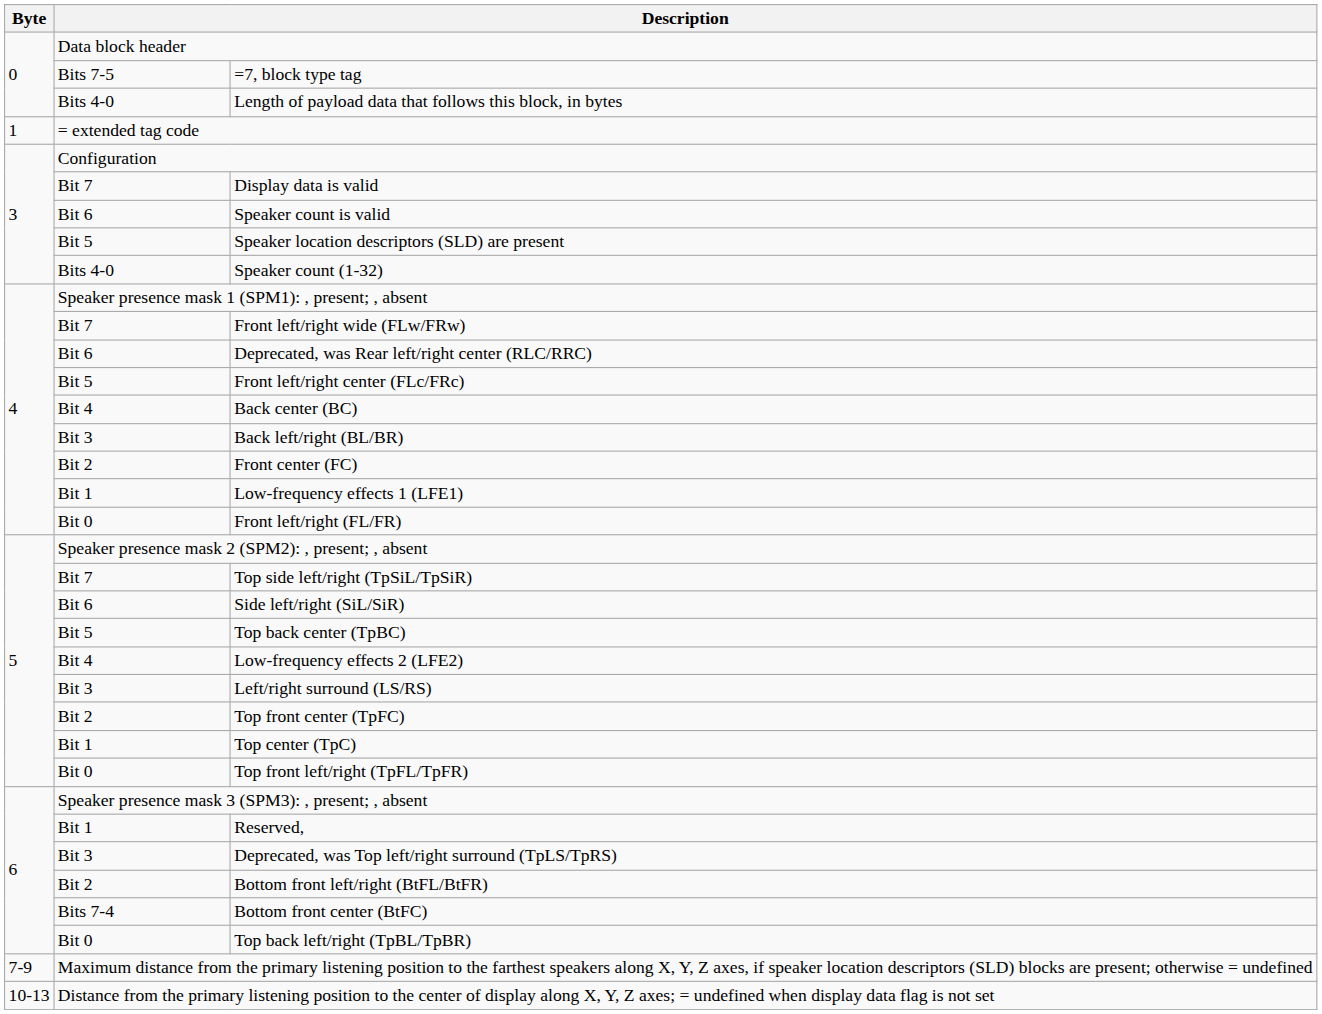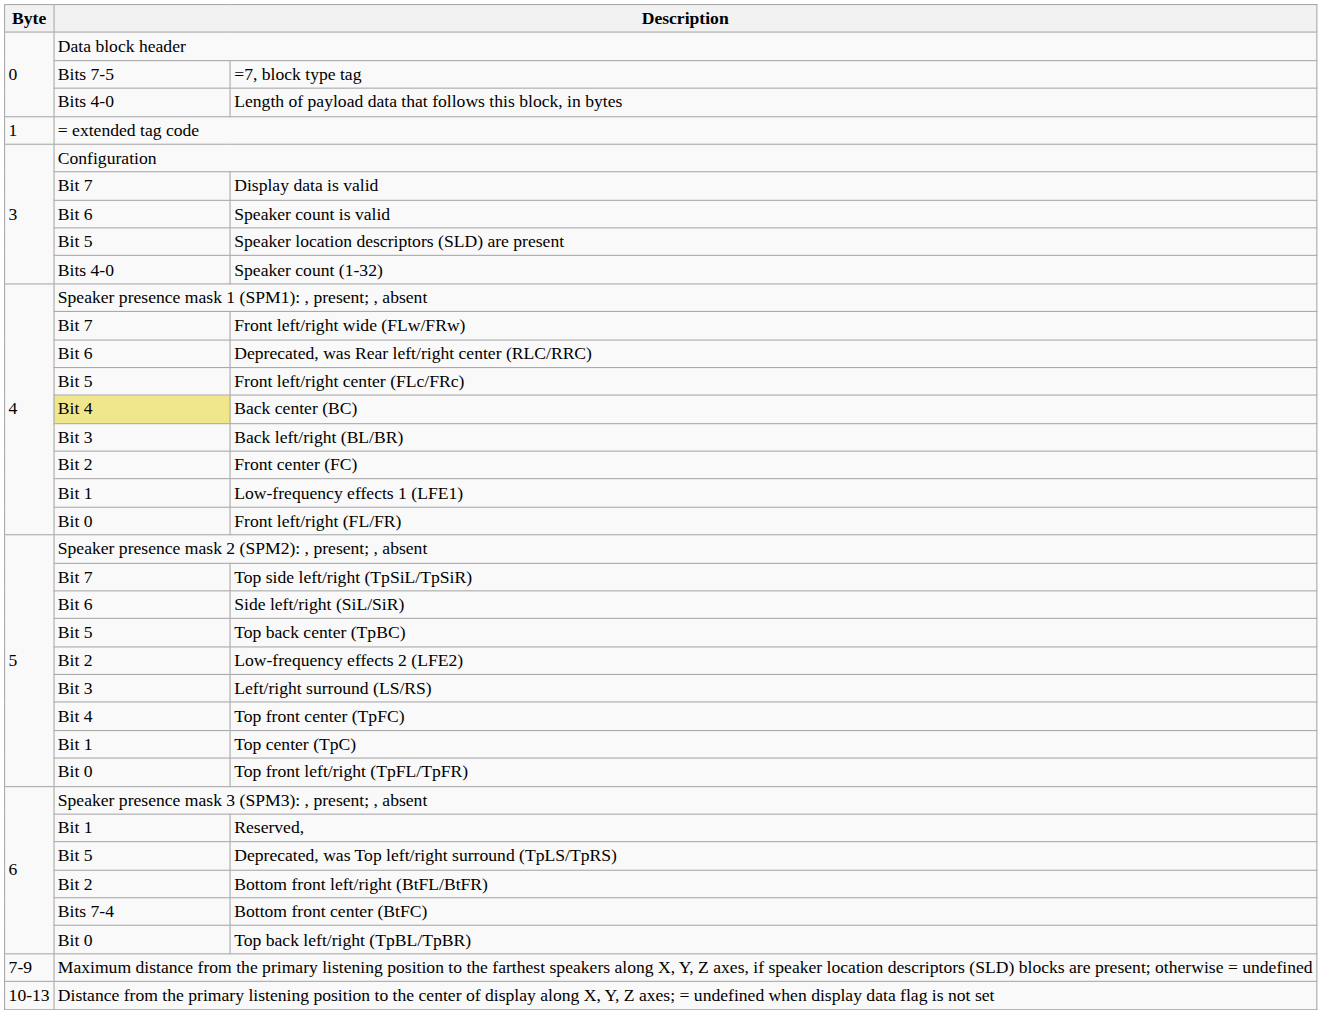(75, 409) no background -> (75, 409) khaki background
(75, 660) Bit 4 -> (75, 660) Bit 2
(75, 716) Bit 2 -> (75, 716) Bit 4
(75, 855) Bit 3 -> (75, 855) Bit 5
